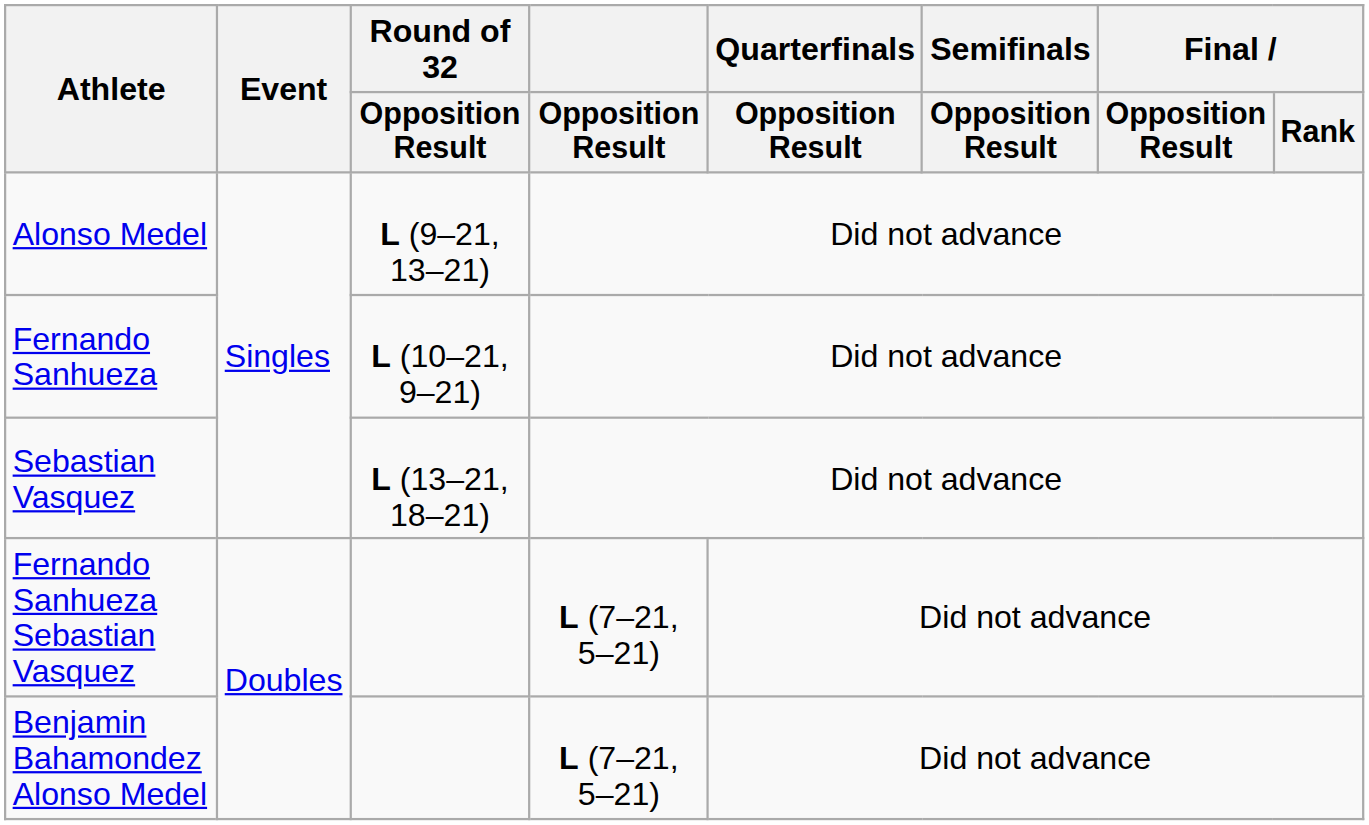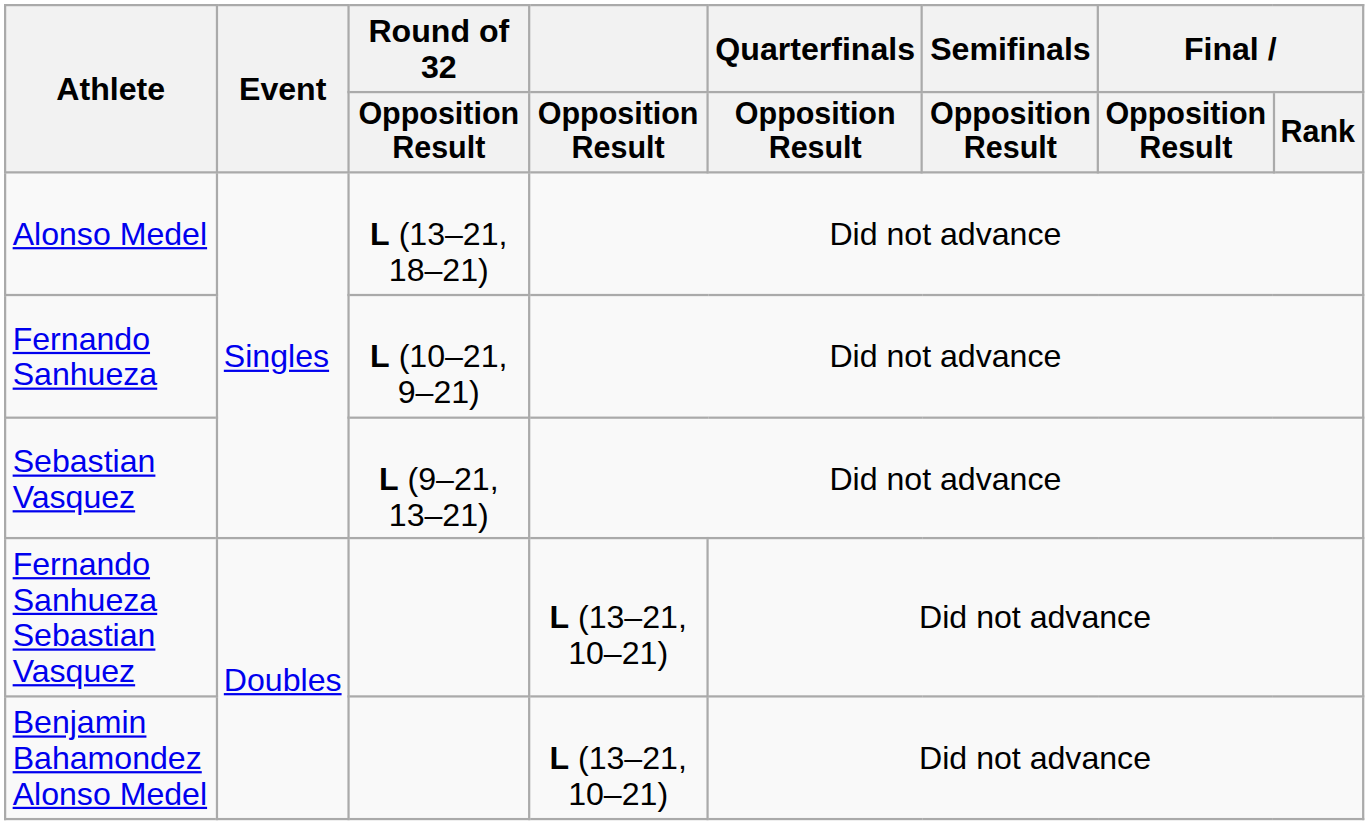(440, 252) L (9–21, 13–21) -> (439, 252) L (13–21, 18–21)
(440, 496) L (13–21, 18–21) -> (439, 496) L (9–21, 13–21)
(619, 636) L (7–21, 5–21) -> (618, 636) L (13–21, 10–21)
(619, 776) L (7–21, 5–21) -> (618, 776) L (13–21, 10–21)
